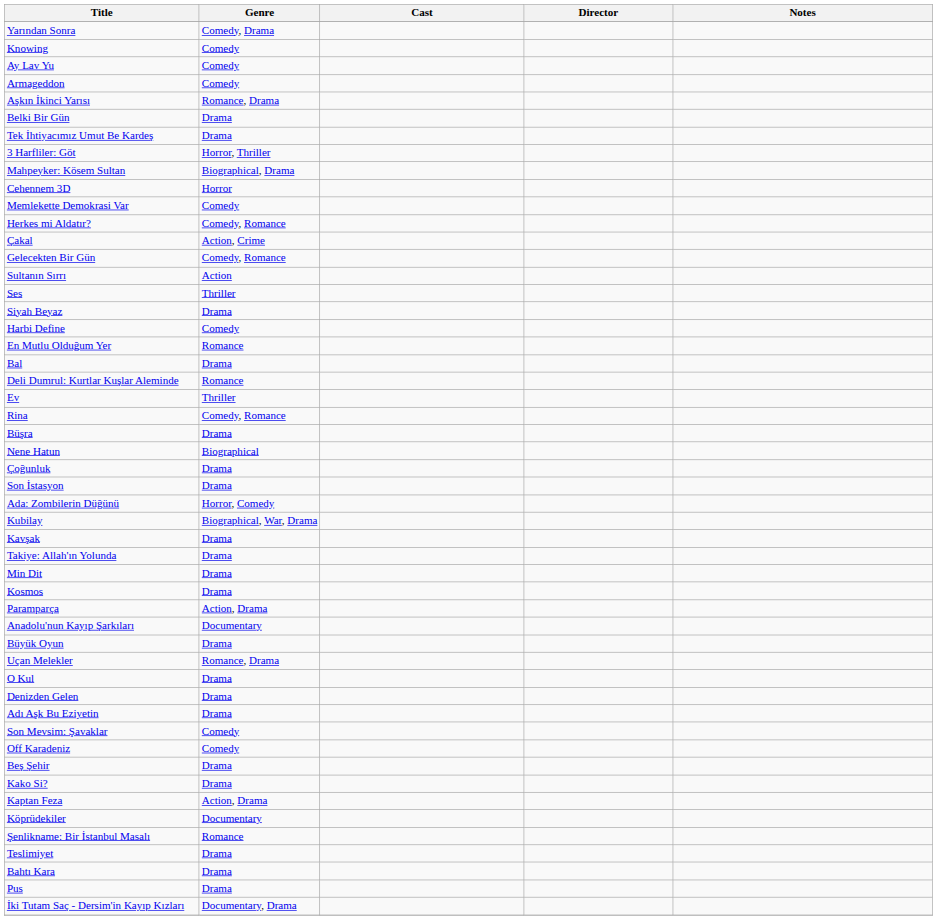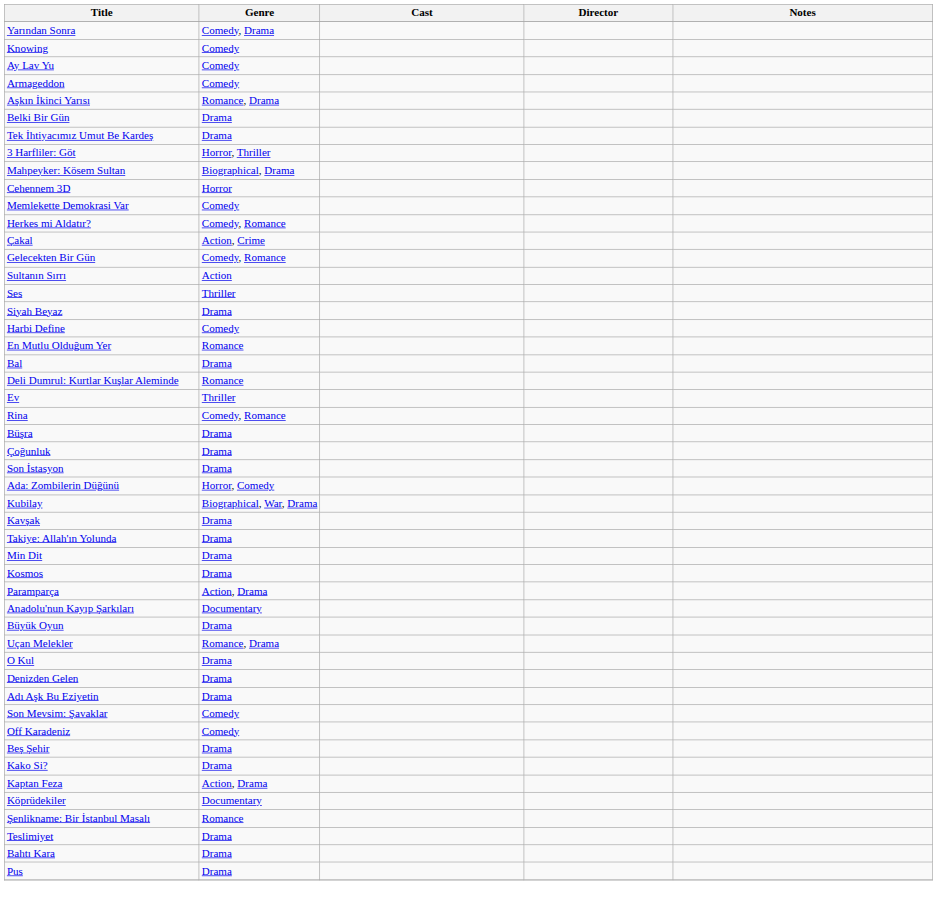- row: (33, 450)
- row: (96, 906)
